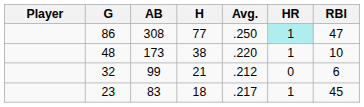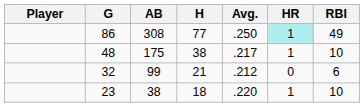(336, 33) 47 -> (336, 33) 49
(154, 53) 173 -> (154, 53) 175
(245, 53) .220 -> (245, 53) .217
(154, 92) 83 -> (154, 92) 38
(245, 92) .217 -> (245, 92) .220
(336, 92) 45 -> (336, 92) 10
